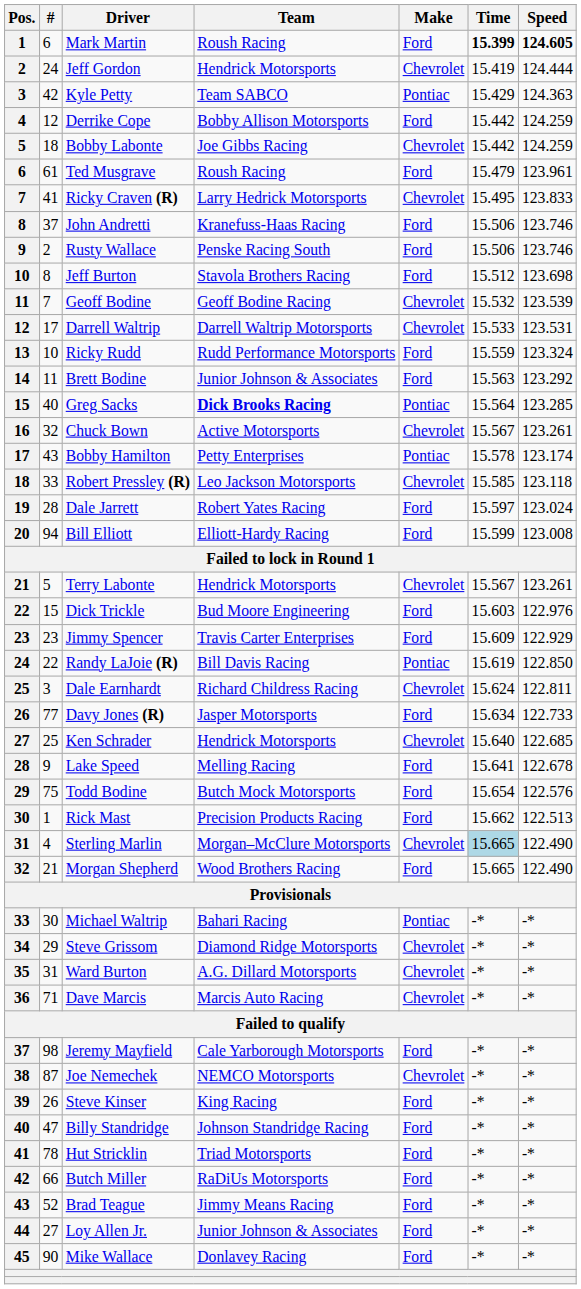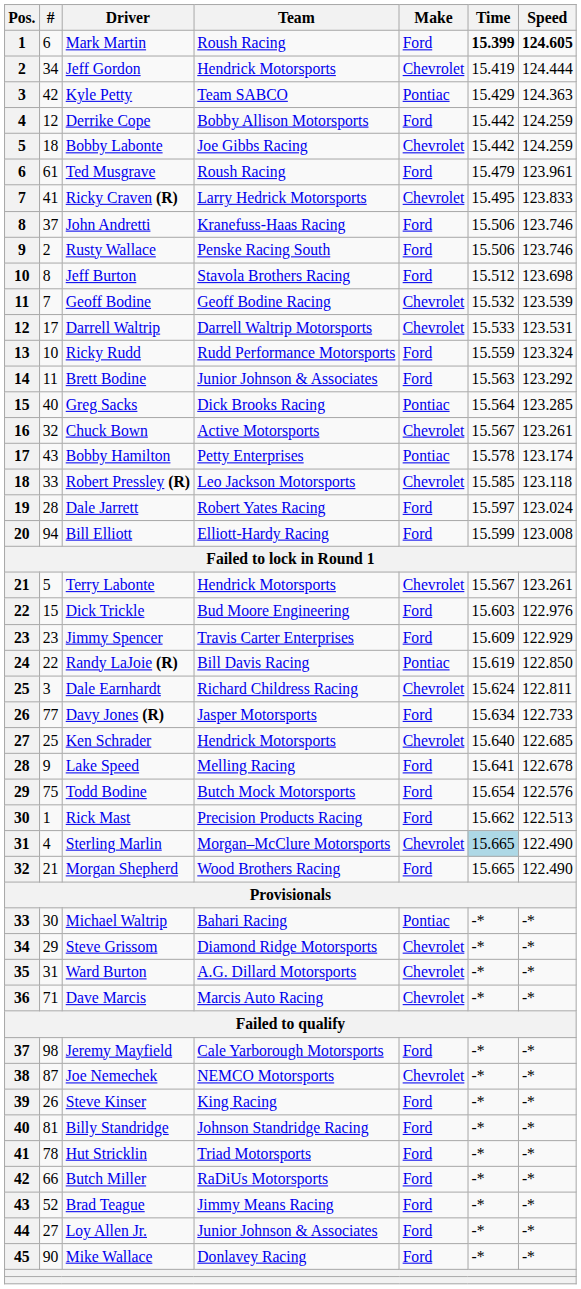(51, 69) 24 -> (51, 69) 34
(264, 404) bold -> (261, 404) normal
(51, 1127) 47 -> (51, 1127) 81
